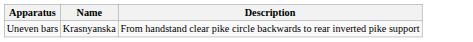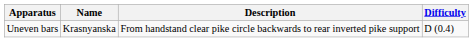+ column: (445, 12)
